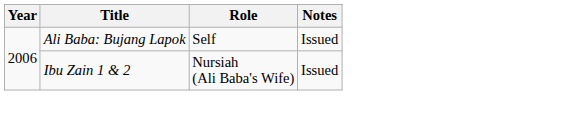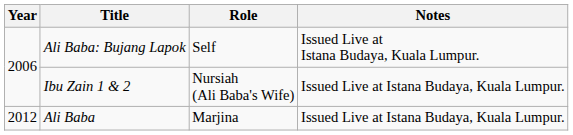(320, 39) Issued -> (390, 47) Issued Live at Istana Budaya, Kuala Lumpur.
(320, 70) Issued -> (433, 86) Issued Live at Istana Budaya, Kuala Lumpur.
+ row: (69, 118)
